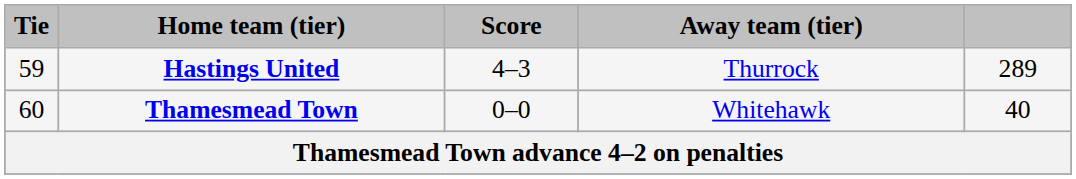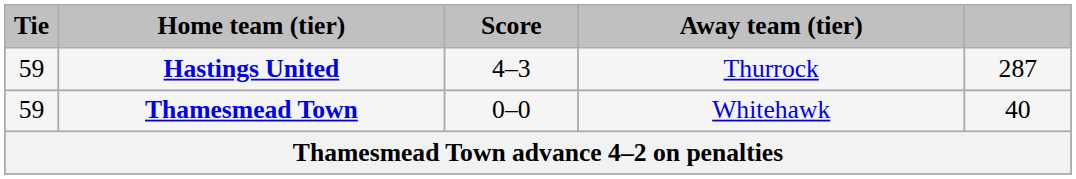(1018, 68) 289 -> (1018, 68) 287
(32, 110) 60 -> (32, 110) 59
